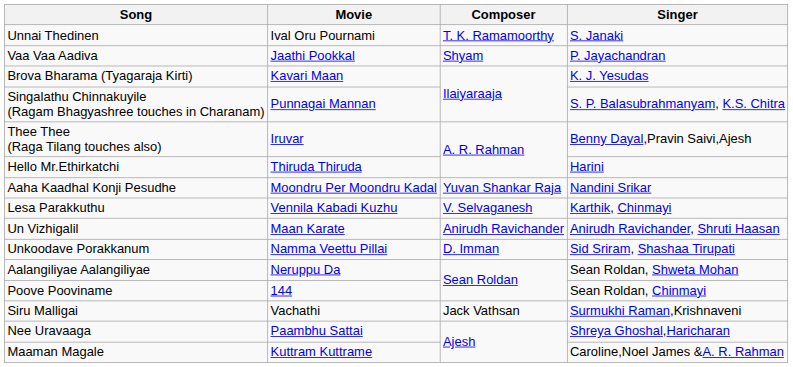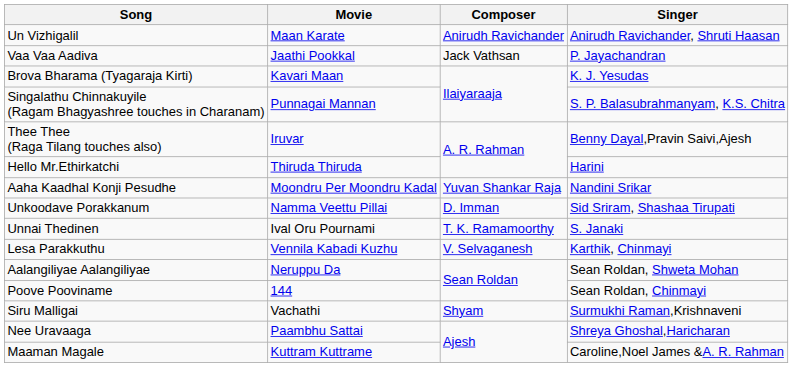rows swapped: (53, 35) <-> (43, 228)
(463, 55) Shyam -> (481, 55) Jack Vathsan
rows swapped: (56, 208) <-> (78, 249)
(481, 311) Jack Vathsan -> (463, 311) Shyam
